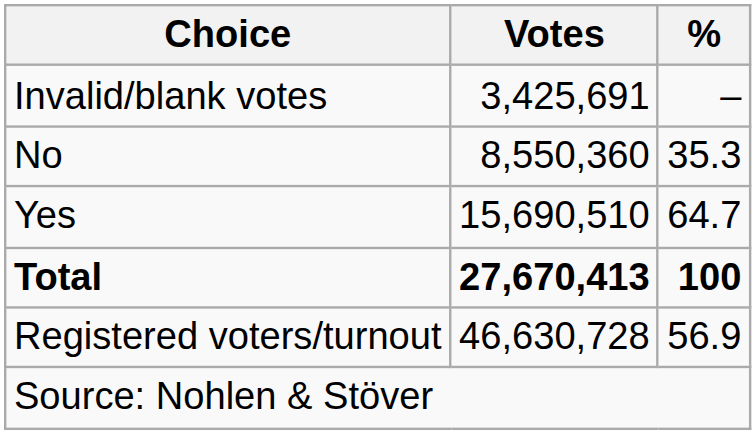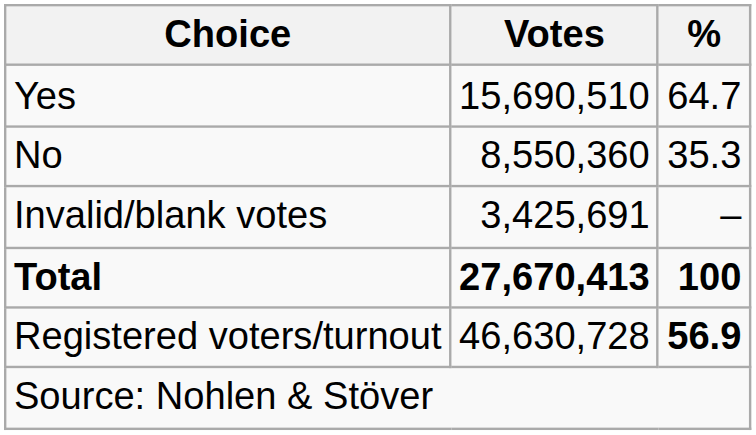rows swapped: (45, 215) <-> (171, 95)
(704, 336) normal -> (704, 336) bold
